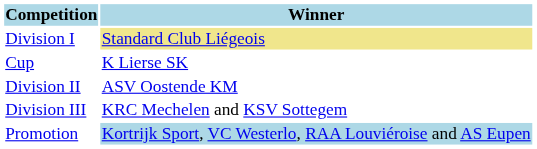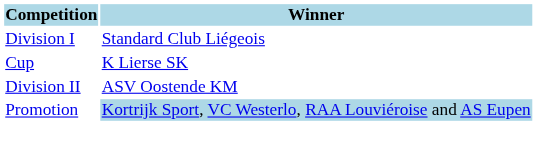(183, 38) khaki background -> (183, 38) no background
- row: (46, 109)
